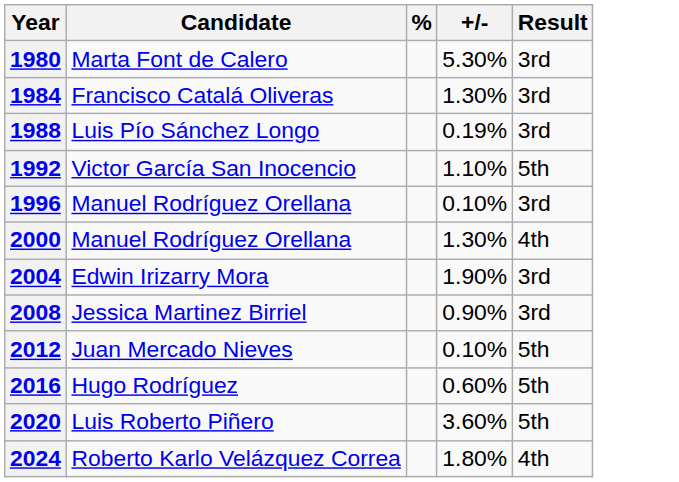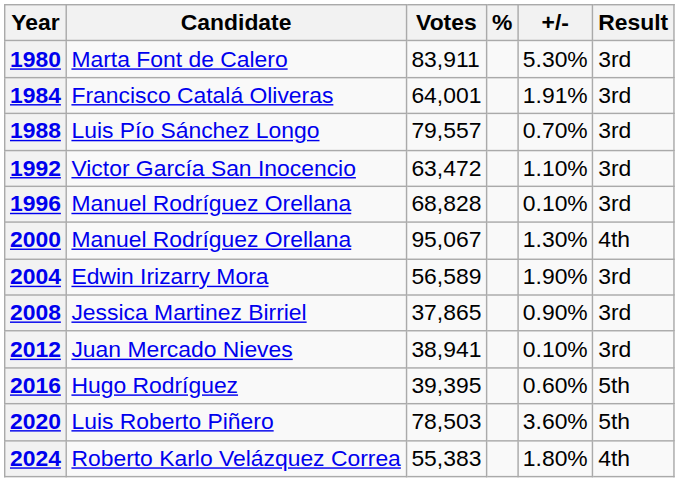+ column: (446, 22)
(475, 95) 1.30% -> (555, 95) 1.91%
(475, 131) 0.19% -> (555, 131) 0.70%
(534, 167) 5th -> (615, 167) 3rd
(534, 349) 5th -> (615, 349) 3rd
